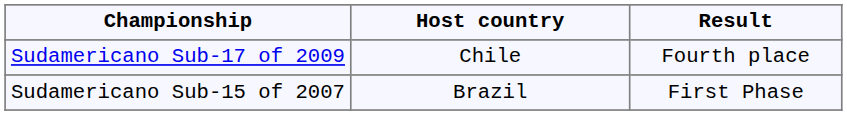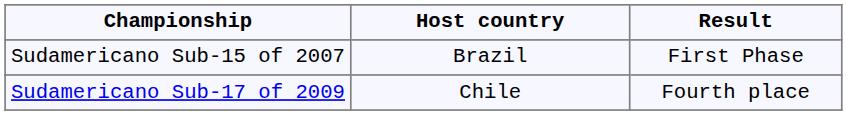rows swapped: (178, 93) <-> (178, 57)
